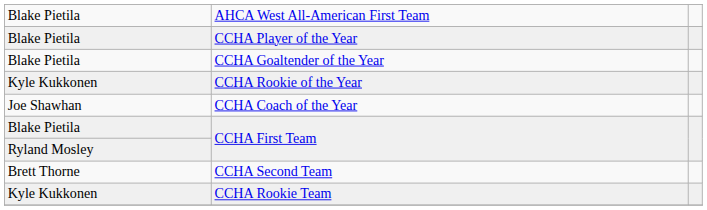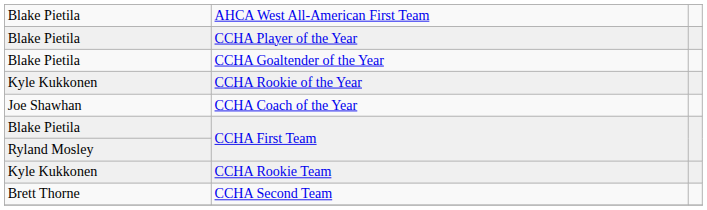rows swapped: (44, 171) <-> (52, 194)
